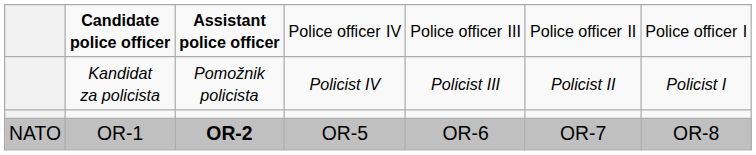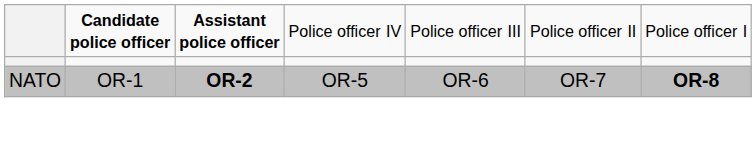- row: (120, 84)
(696, 133) normal -> (696, 81) bold
